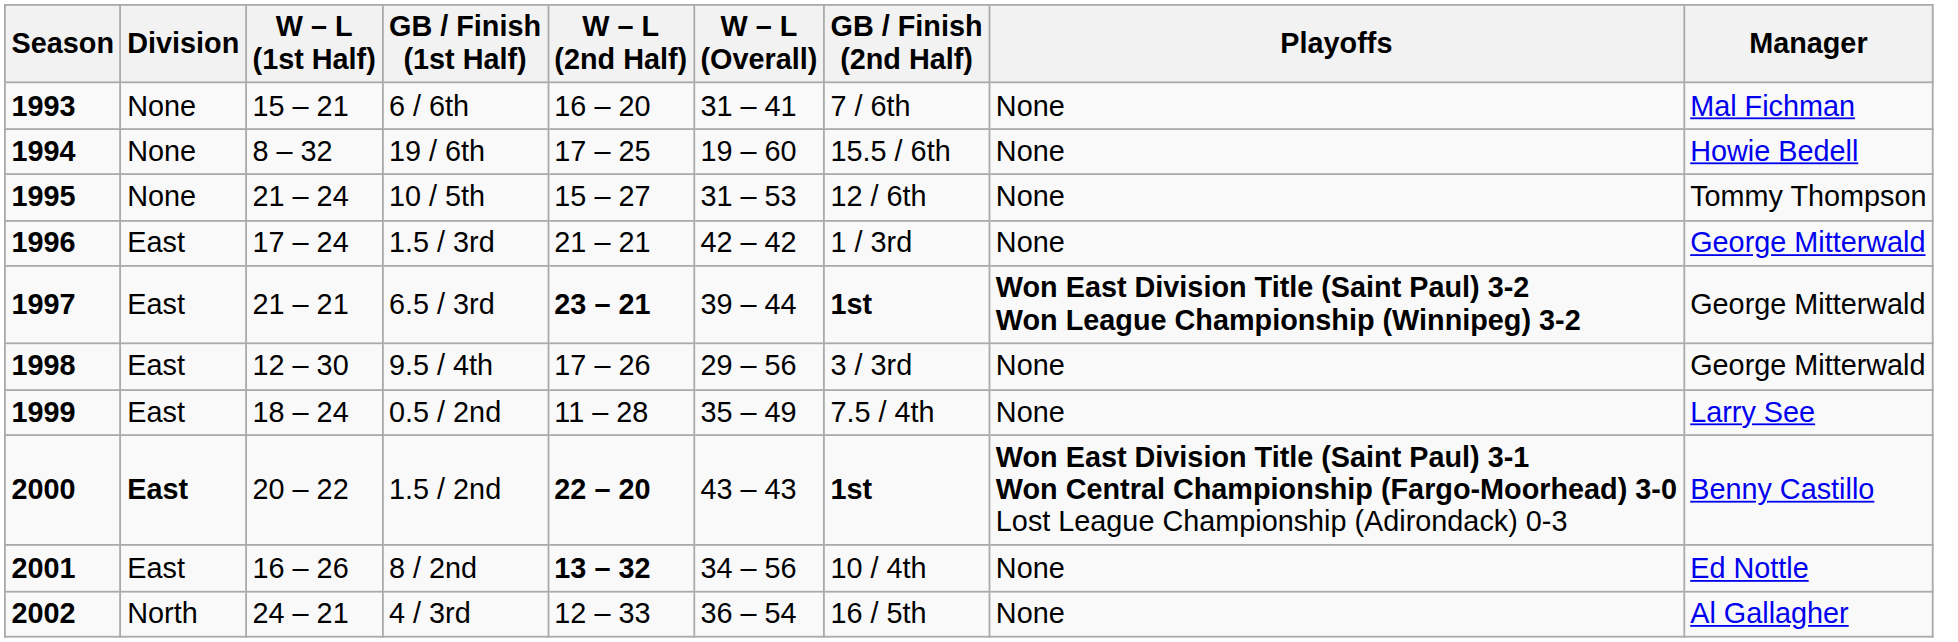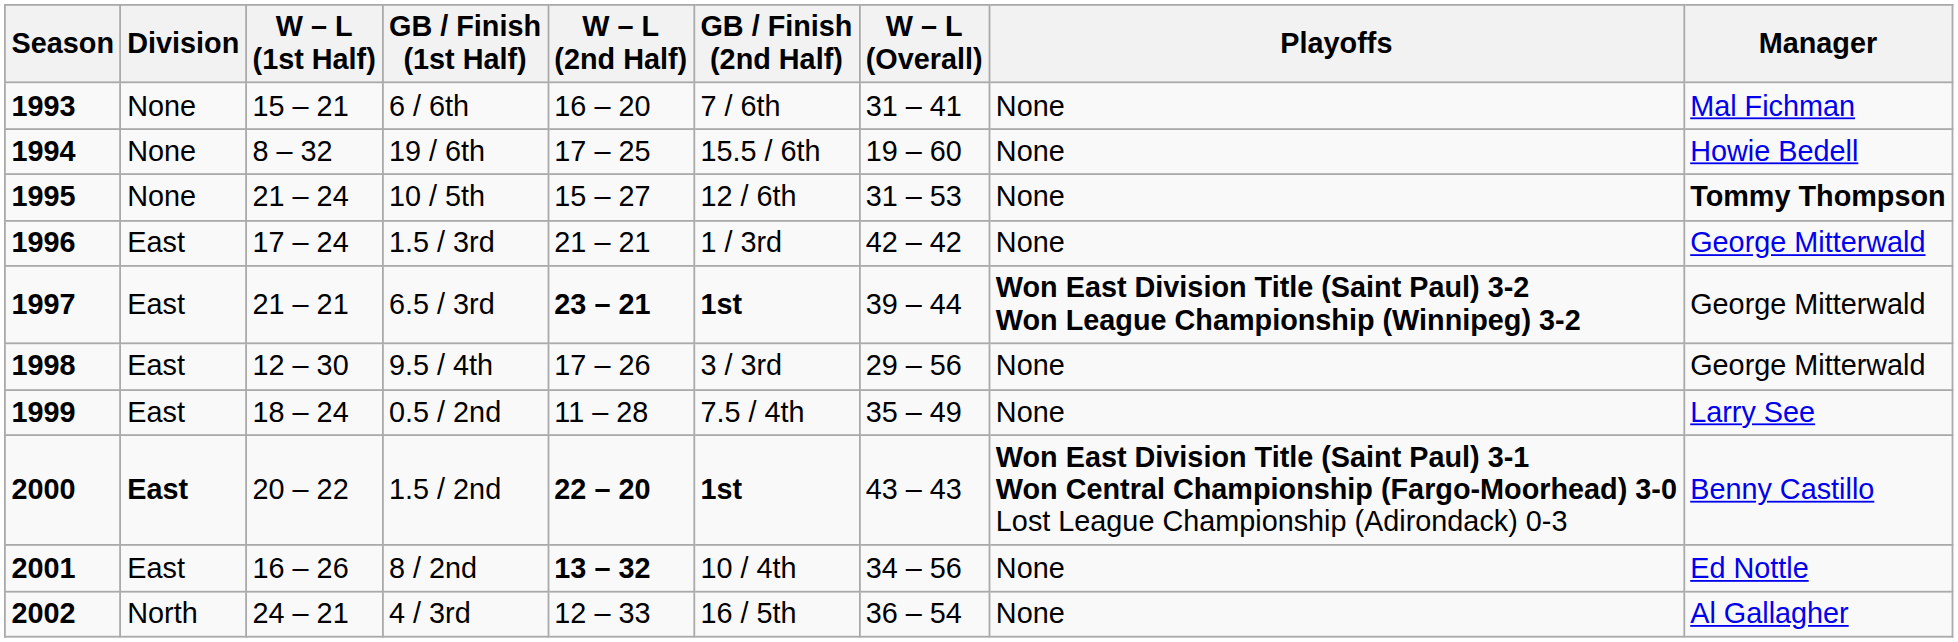columns swapped: (907, 43) <-> (759, 43)
(1808, 197) normal -> (1818, 197) bold
